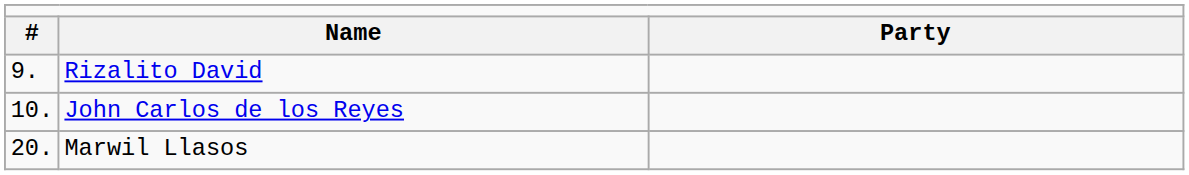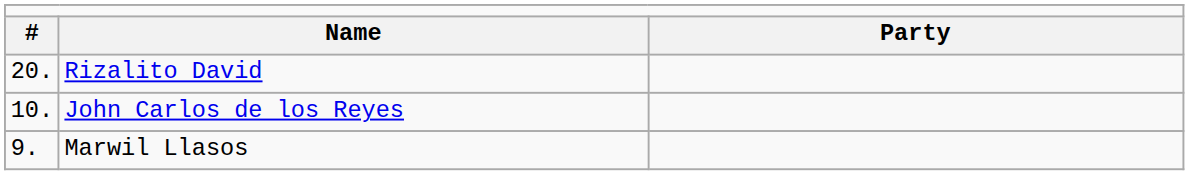(25, 74) 9. -> (32, 74) 20.
(32, 150) 20. -> (25, 150) 9.
